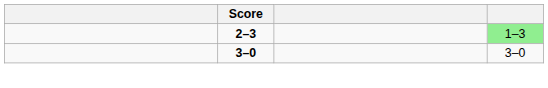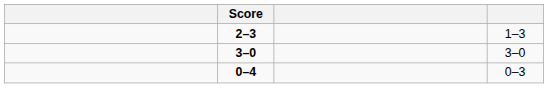(515, 33) lightgreen background -> (515, 33) no background
+ row: (246, 72)
